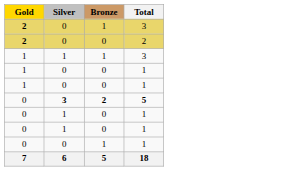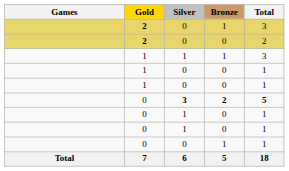+ column: (64, 12)
